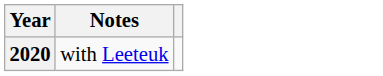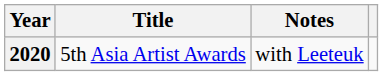+ column: (153, 20)
